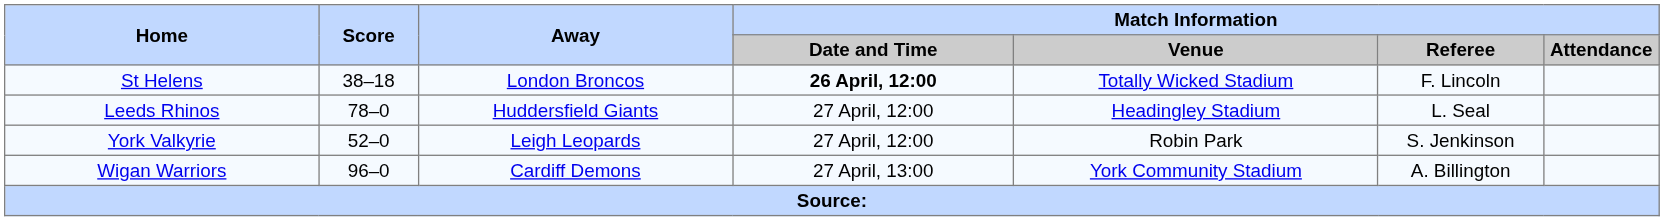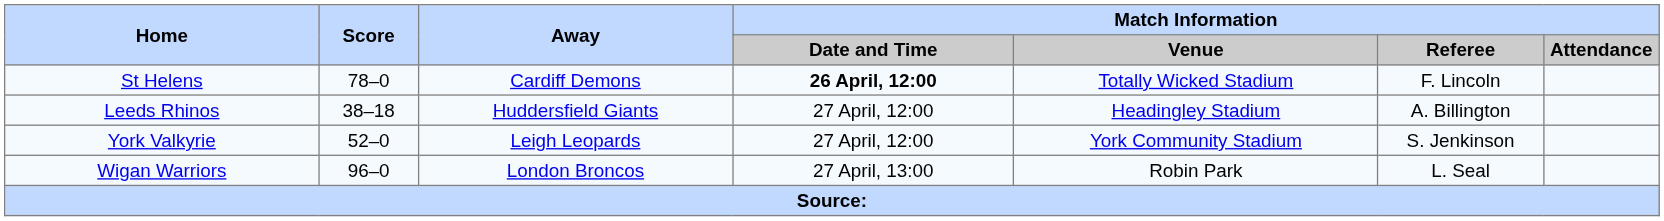(369, 80) 38–18 -> (369, 80) 78–0
(575, 80) London Broncos -> (575, 80) Cardiff Demons
(369, 110) 78–0 -> (369, 110) 38–18
(1461, 110) L. Seal -> (1461, 110) A. Billington
(1196, 140) Robin Park -> (1196, 140) York Community Stadium
(575, 170) Cardiff Demons -> (575, 170) London Broncos
(1196, 170) York Community Stadium -> (1196, 170) Robin Park
(1461, 170) A. Billington -> (1461, 170) L. Seal
